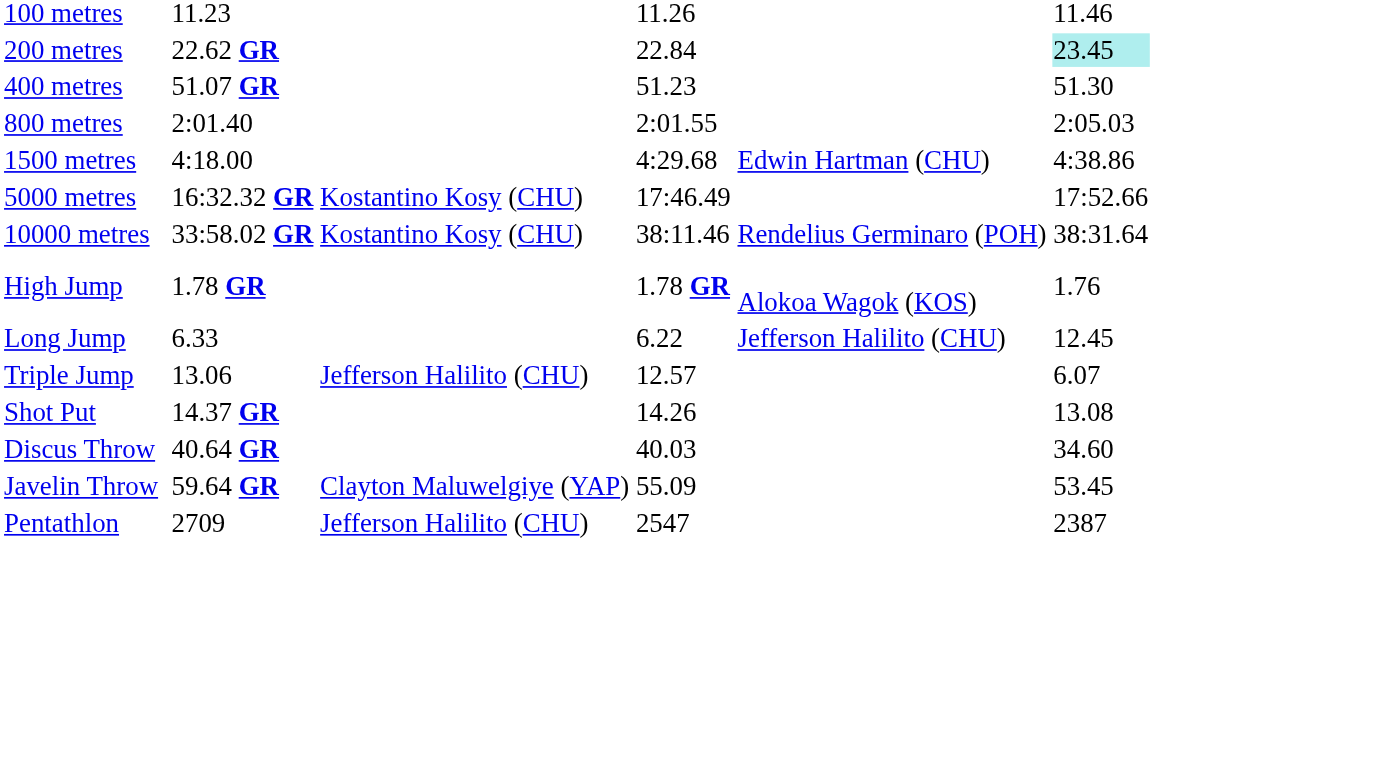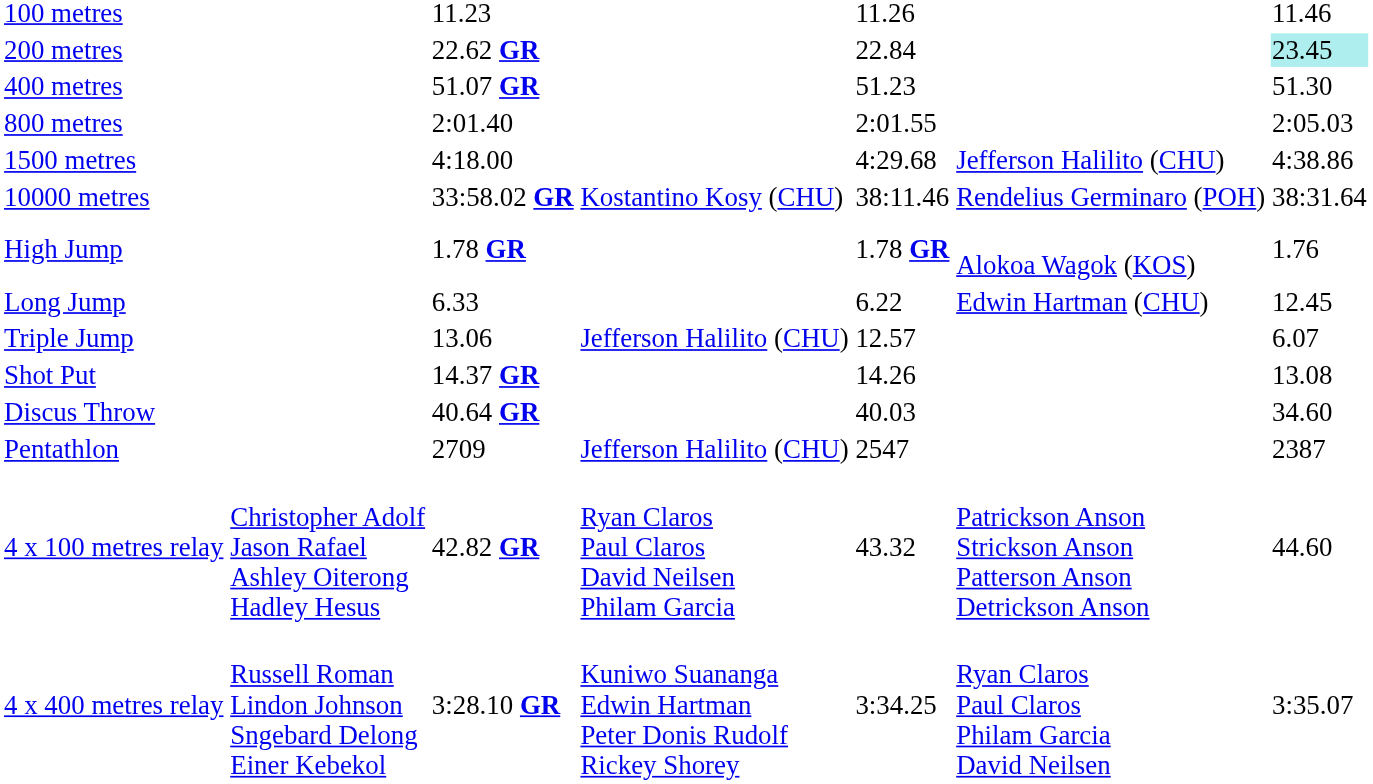(864, 160) Edwin Hartman (CHU) -> (1090, 160) Jefferson Halilito (CHU)
- row: (70, 197)
(872, 338) Jefferson Halilito (CHU) -> (1082, 301) Edwin Hartman (CHU)
- row: (81, 486)
+ row: (114, 547)
+ row: (114, 704)
